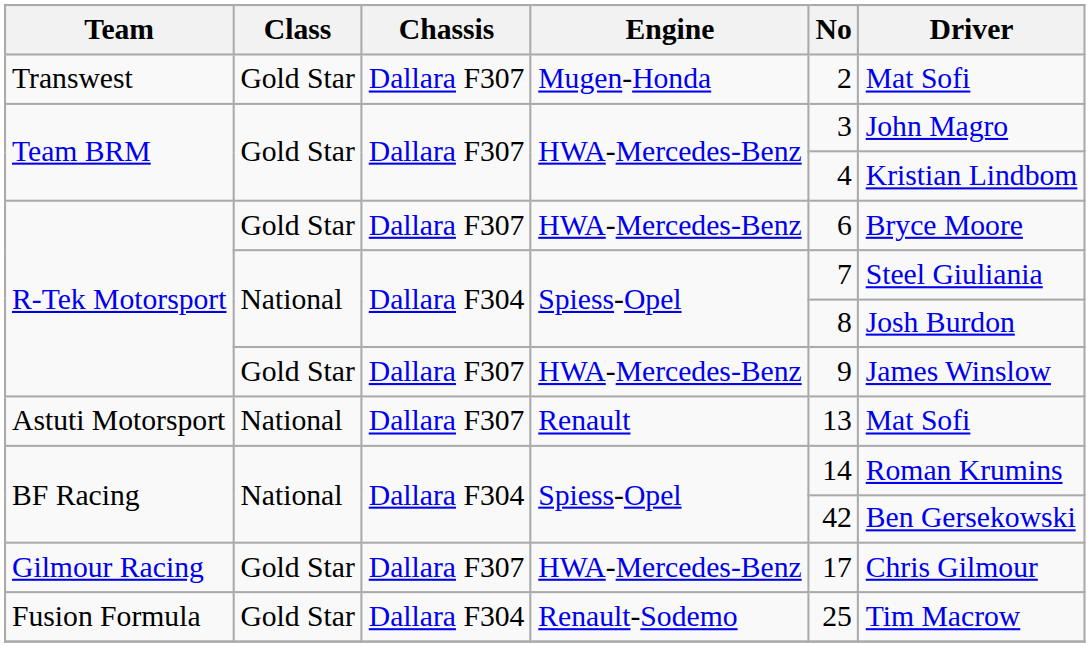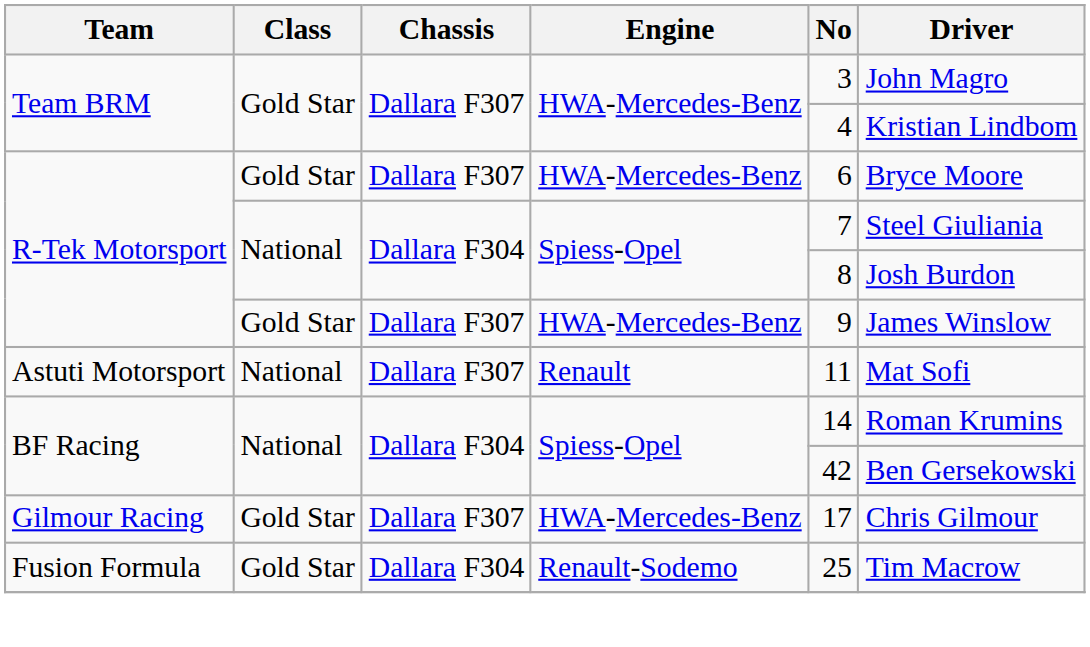- row: (72, 78)
(837, 420) 13 -> (838, 371) 11
